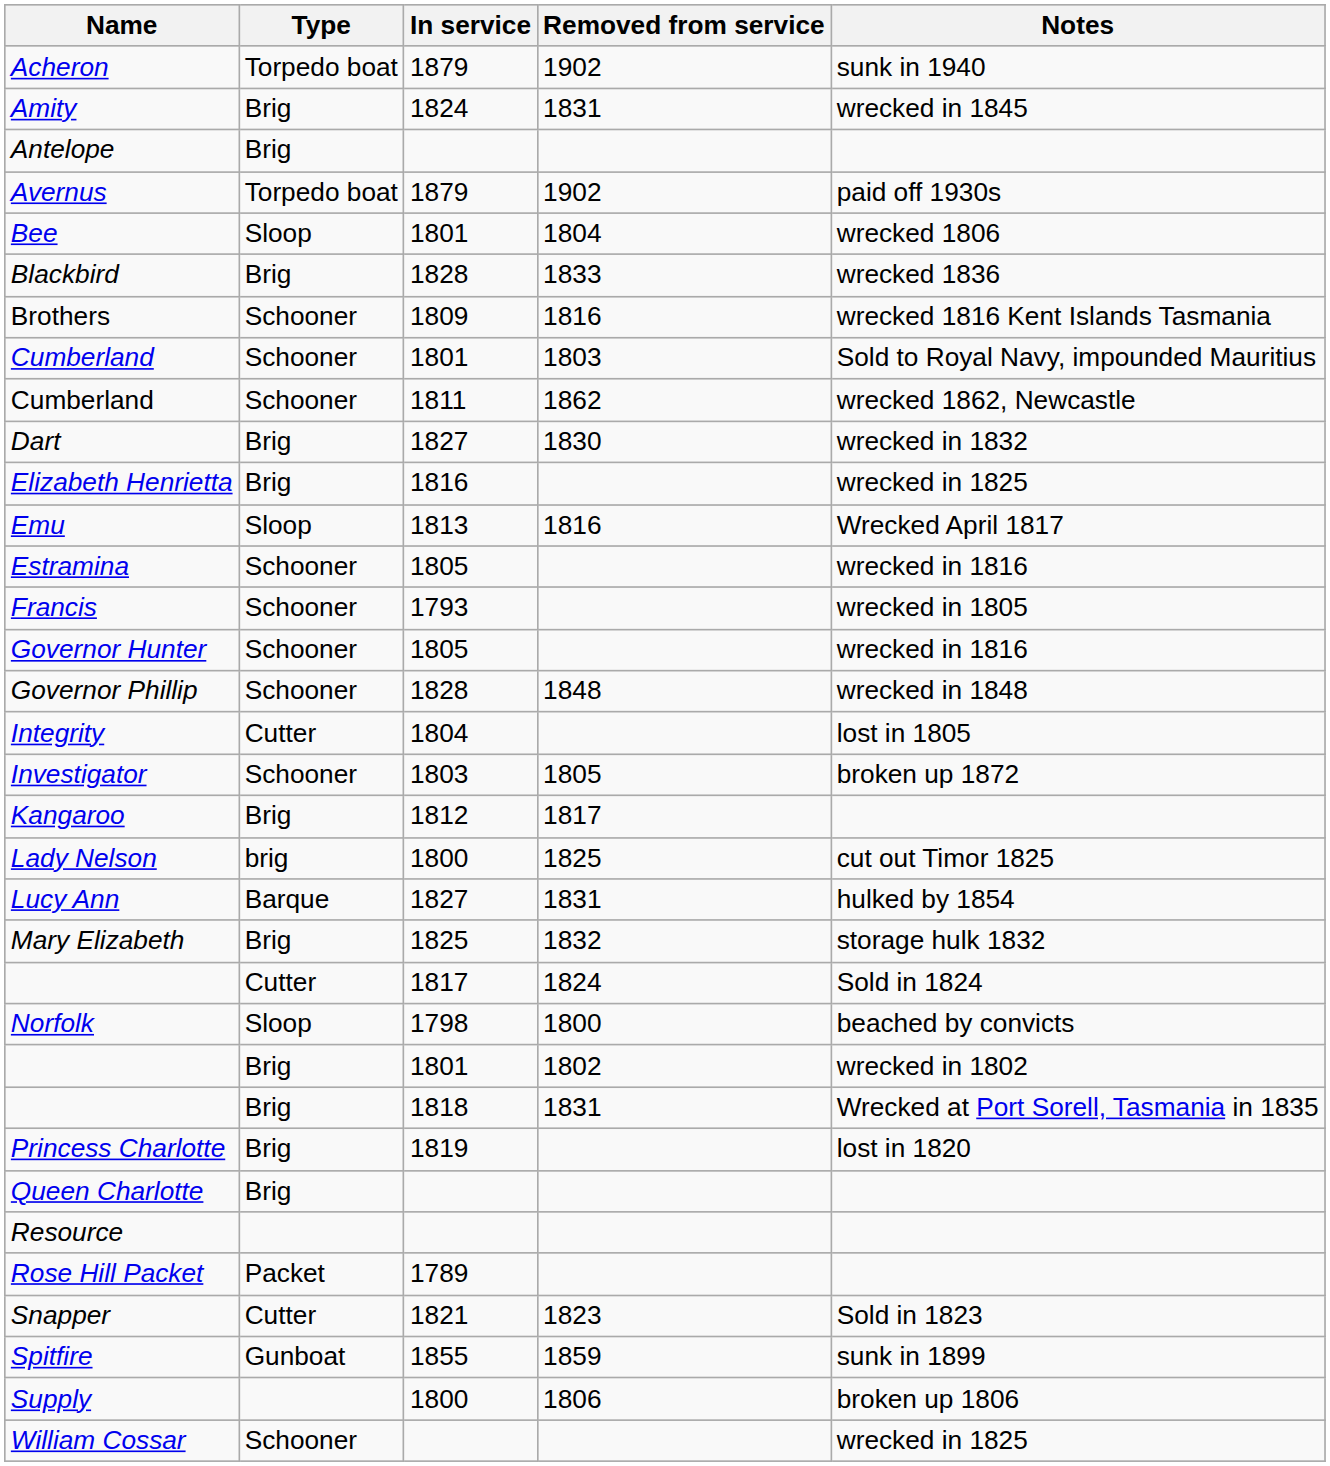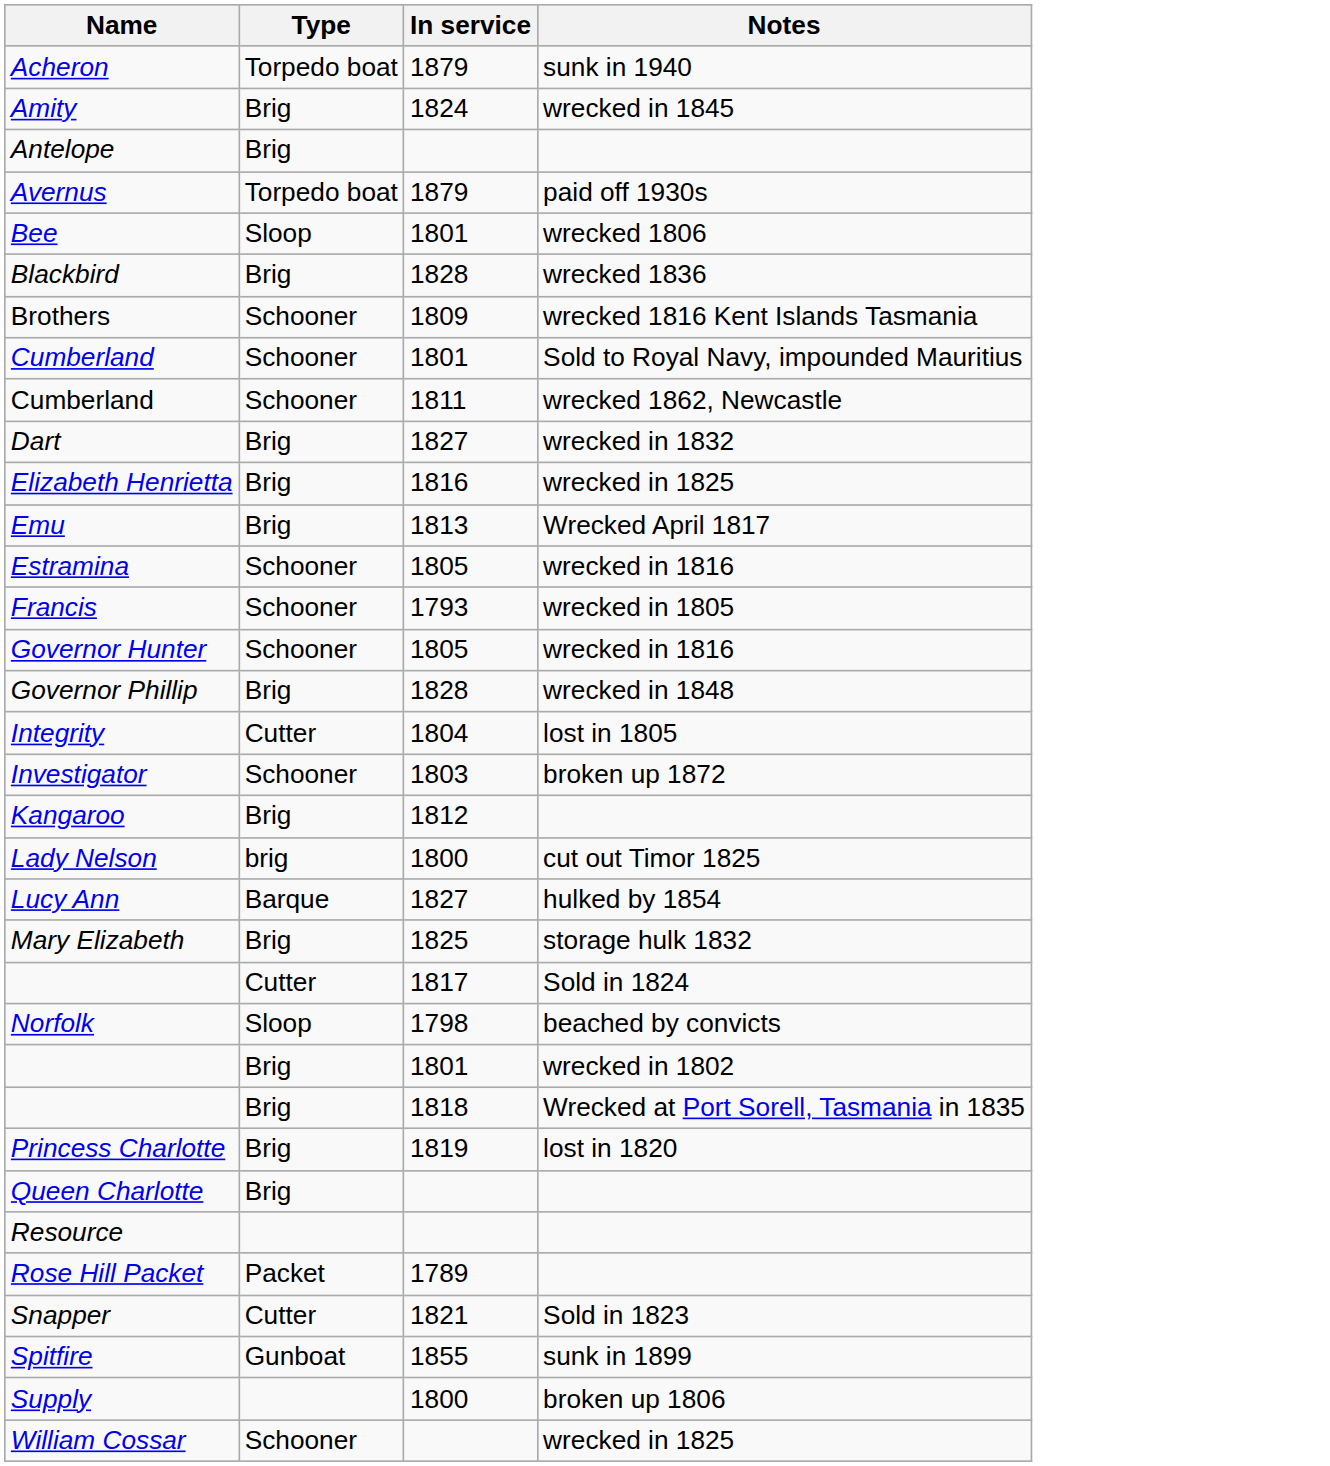- column: (684, 25)
(278, 524) Sloop -> (268, 524) Brig
(301, 691) Schooner -> (268, 691) Brig
